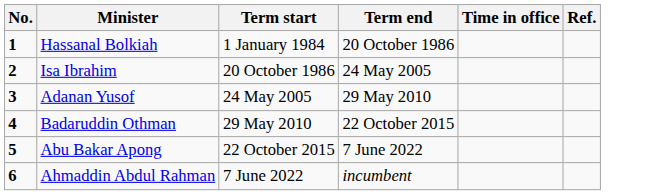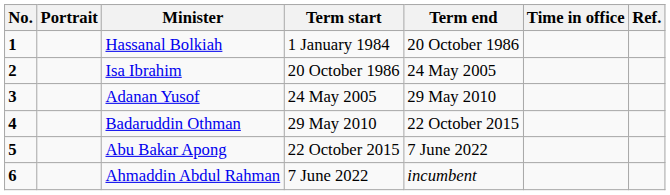+ column: (69, 17)
